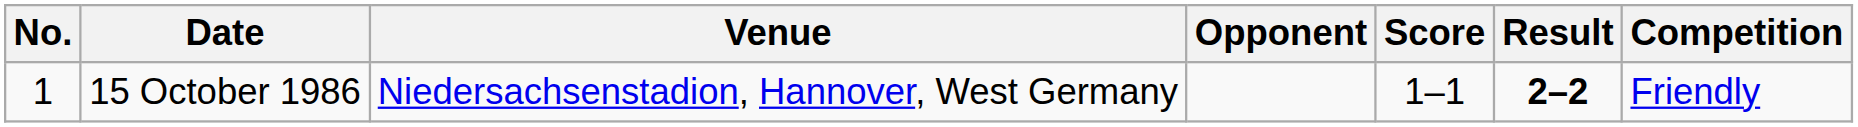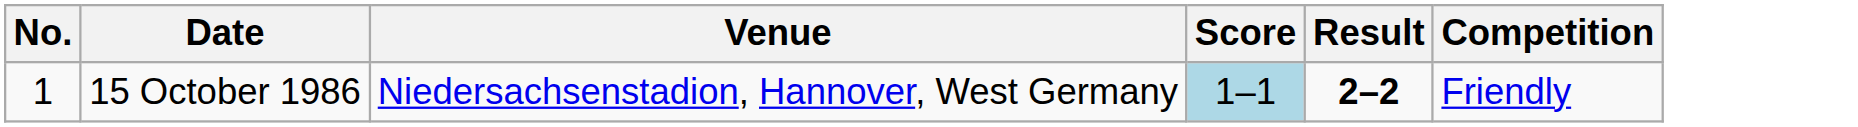- column: (1281, 33)
(1435, 91) no background -> (1246, 91) lightblue background
